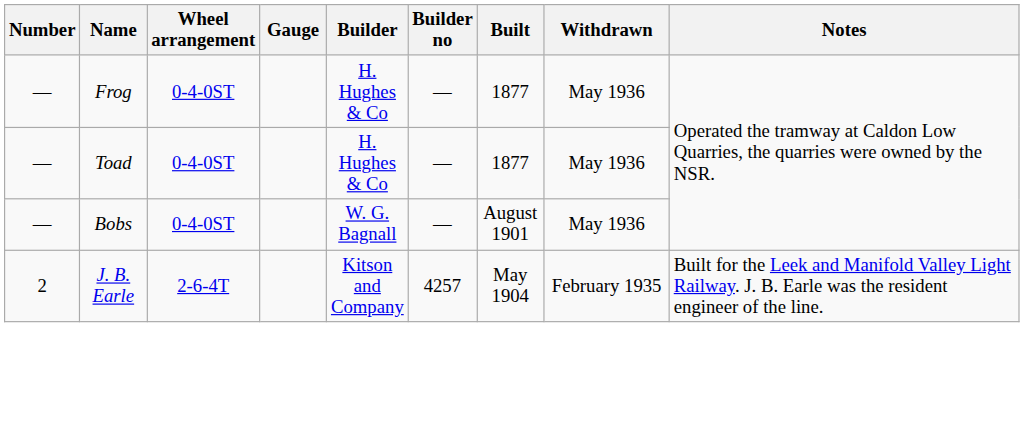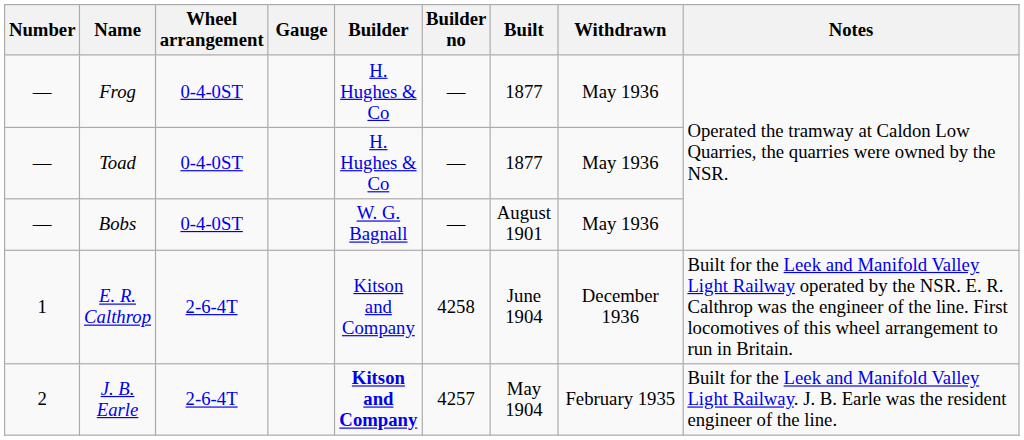+ row: (118, 306)
(367, 285) normal -> (378, 399) bold
